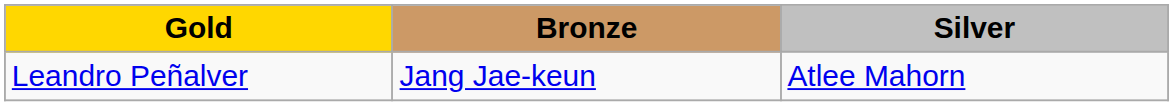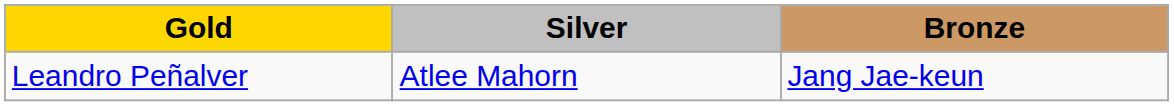columns swapped: (974, 28) <-> (587, 28)
